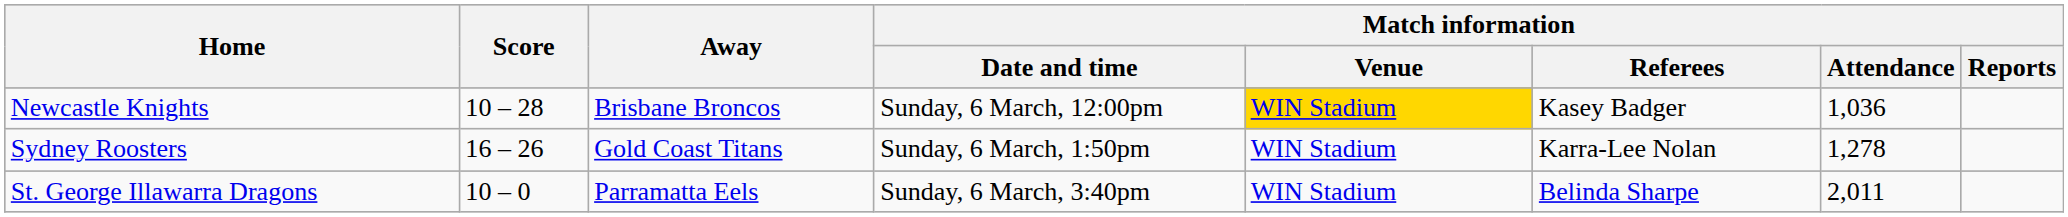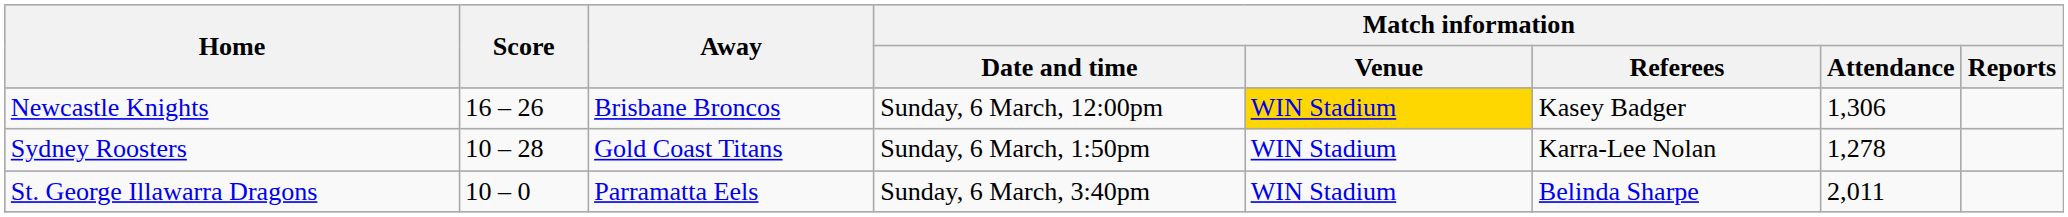(504, 107) 10 – 28 -> (504, 107) 16 – 26
(1856, 107) 1,036 -> (1856, 107) 1,306
(504, 149) 16 – 26 -> (504, 149) 10 – 28
